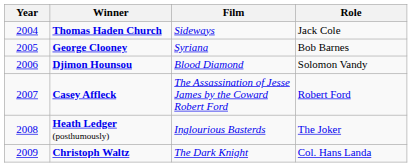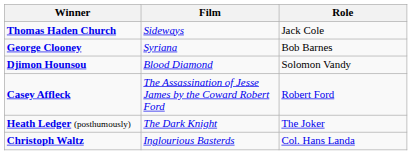- column: (27, 13)
(220, 130) Inglourious Basterds -> (180, 123) The Dark Knight
(211, 153) The Dark Knight -> (189, 141) Inglourious Basterds
